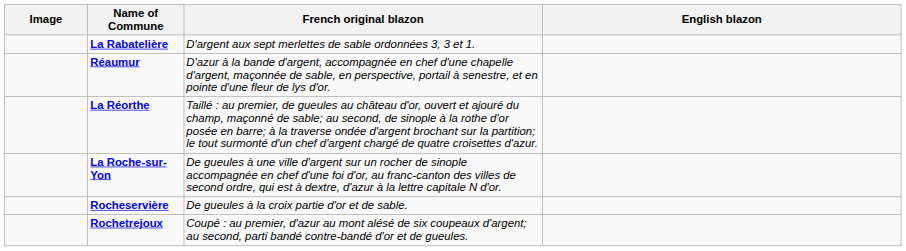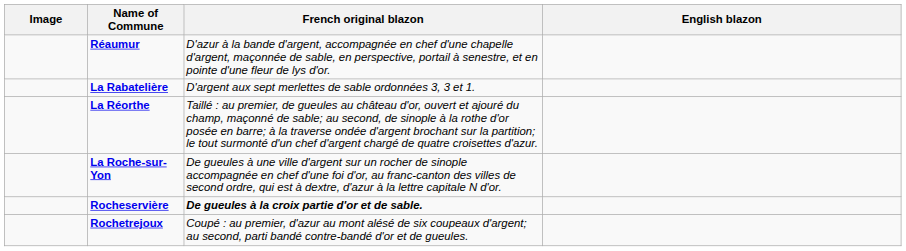rows swapped: (129, 44) <-> (115, 62)
(297, 205) normal -> (304, 205) bold
